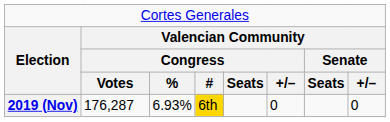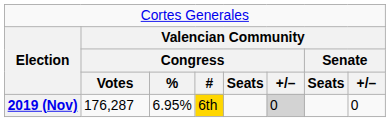(172, 104) 6.93% -> (172, 104) 6.95%
(274, 104) no background -> (274, 104) lightgrey background
